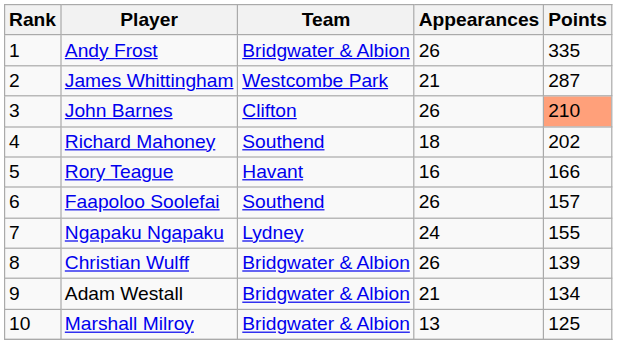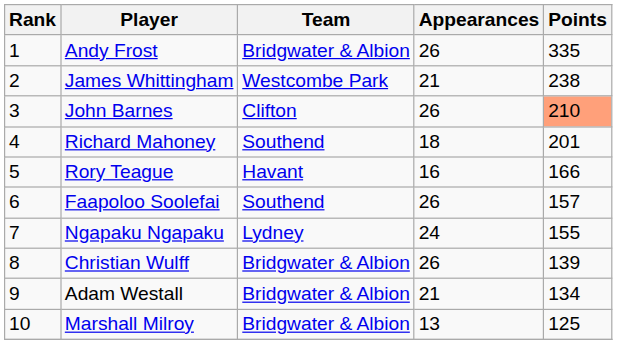(564, 80) 287 -> (564, 80) 238
(564, 141) 202 -> (564, 141) 201
